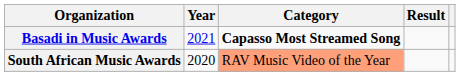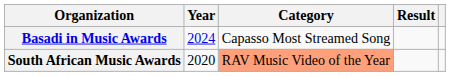(201, 37) 2021 -> (201, 37) 2024
(311, 37) bold -> (306, 37) normal
